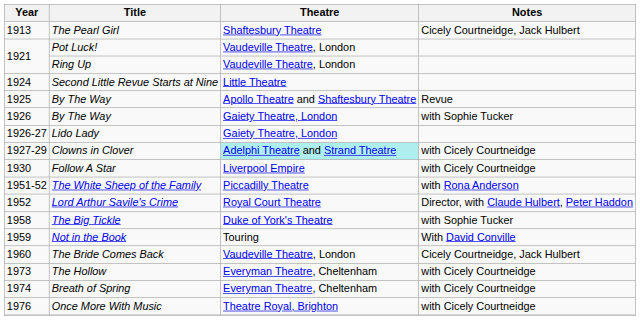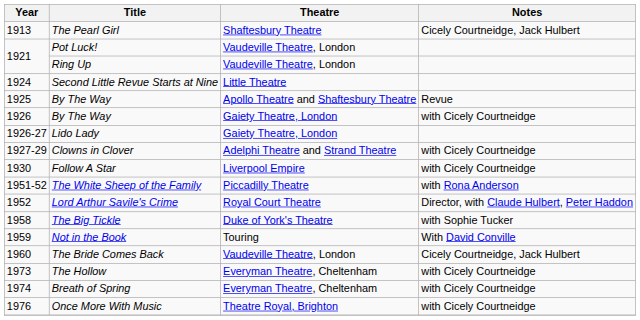(467, 116) with Sophie Tucker -> (478, 116) with Cicely Courtneidge
(310, 151) paleturquoise background -> (310, 151) no background
